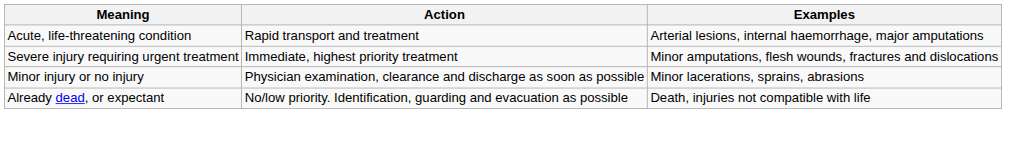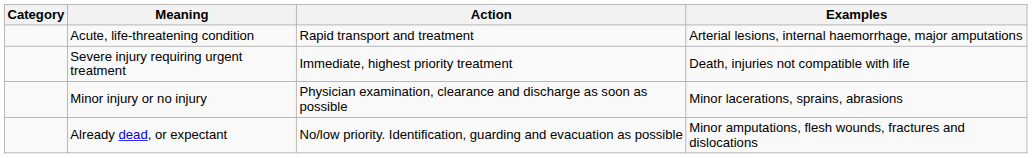+ column: (36, 14)
(824, 56) Minor amputations, flesh wounds, fractures and dislocations -> (799, 63) Death, injuries not compatible with life
(760, 98) Death, injuries not compatible with life -> (827, 135) Minor amputations, flesh wounds, fractures and dislocations
